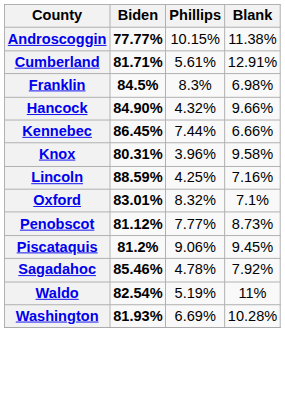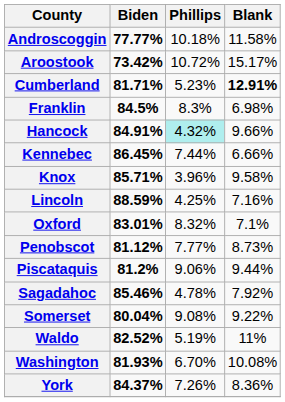(195, 39) 10.15% -> (195, 39) 10.18%
(252, 39) 11.38% -> (252, 39) 11.58%
+ row: (57, 62)
(195, 62) 5.61% -> (195, 85) 5.23%
(252, 62) normal -> (252, 85) bold
(138, 108) 84.90% -> (138, 131) 84.91%
(195, 108) no background -> (195, 131) paleturquoise background
(138, 154) 80.31% -> (138, 177) 85.71%
(252, 246) 9.45% -> (252, 270) 9.44%
+ row: (57, 316)
(138, 293) 82.54% -> (138, 339) 82.52%
(195, 316) 6.69% -> (195, 362) 6.70%
(252, 316) 10.28% -> (252, 362) 10.08%
+ row: (57, 385)
